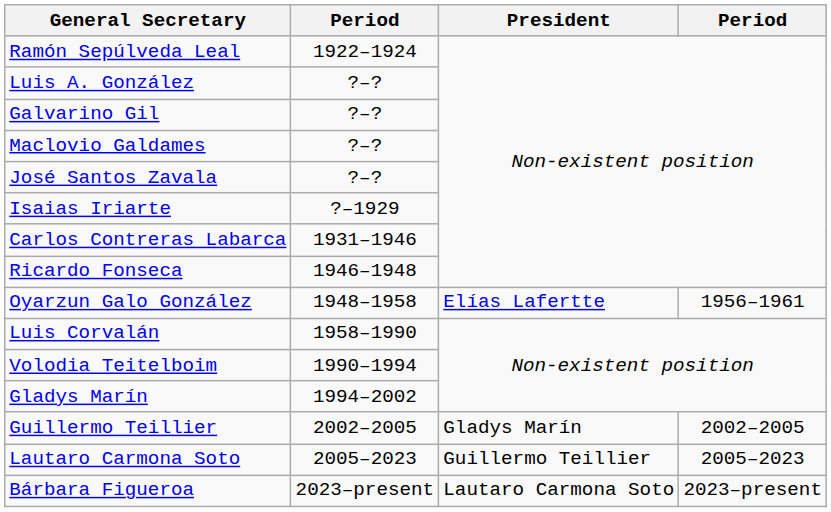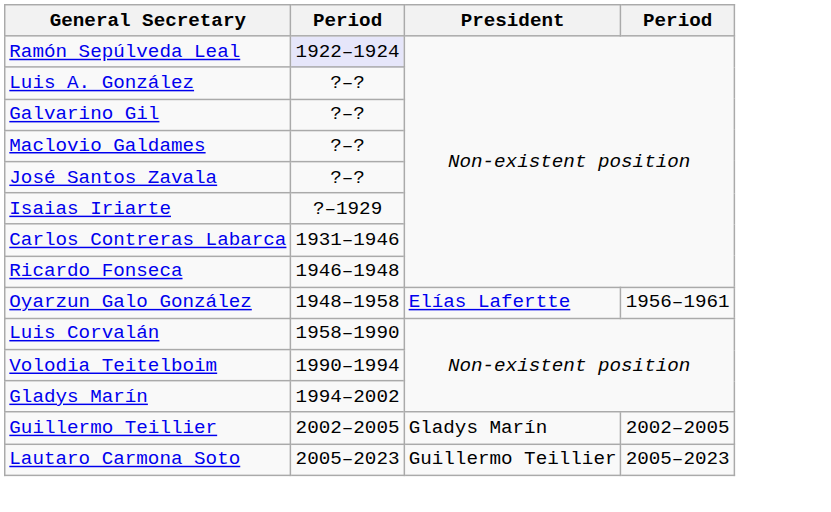(365, 52) no background -> (348, 52) lavender background
- row: (102, 491)
